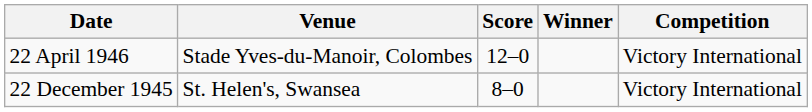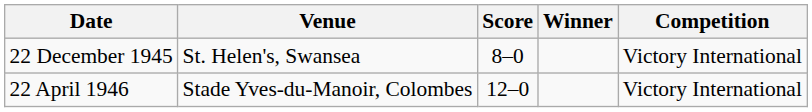rows swapped: (91, 89) <-> (69, 55)
